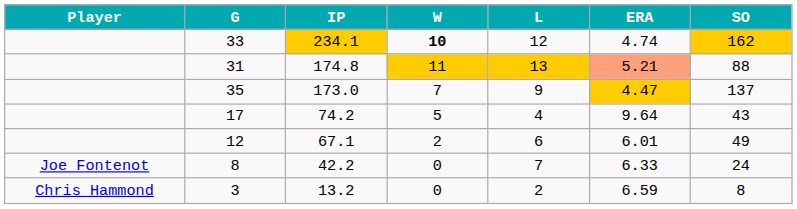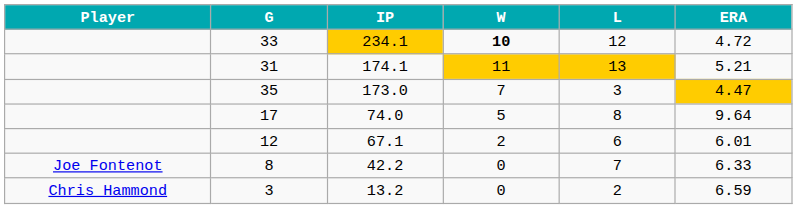- column: (741, 17)
(640, 42) 4.74 -> (733, 42) 4.72
(336, 67) 174.8 -> (385, 67) 174.1
(640, 67) lightsalmon background -> (733, 67) no background
(539, 91) 9 -> (617, 91) 3
(336, 116) 74.2 -> (385, 116) 74.0
(539, 116) 4 -> (617, 116) 8
